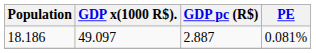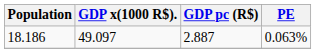(286, 37) 0.081% -> (286, 37) 0.063%
